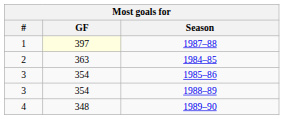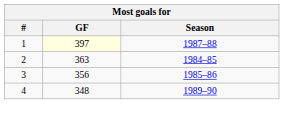(82, 75) 354 -> (82, 75) 356
- row: (200, 91)
